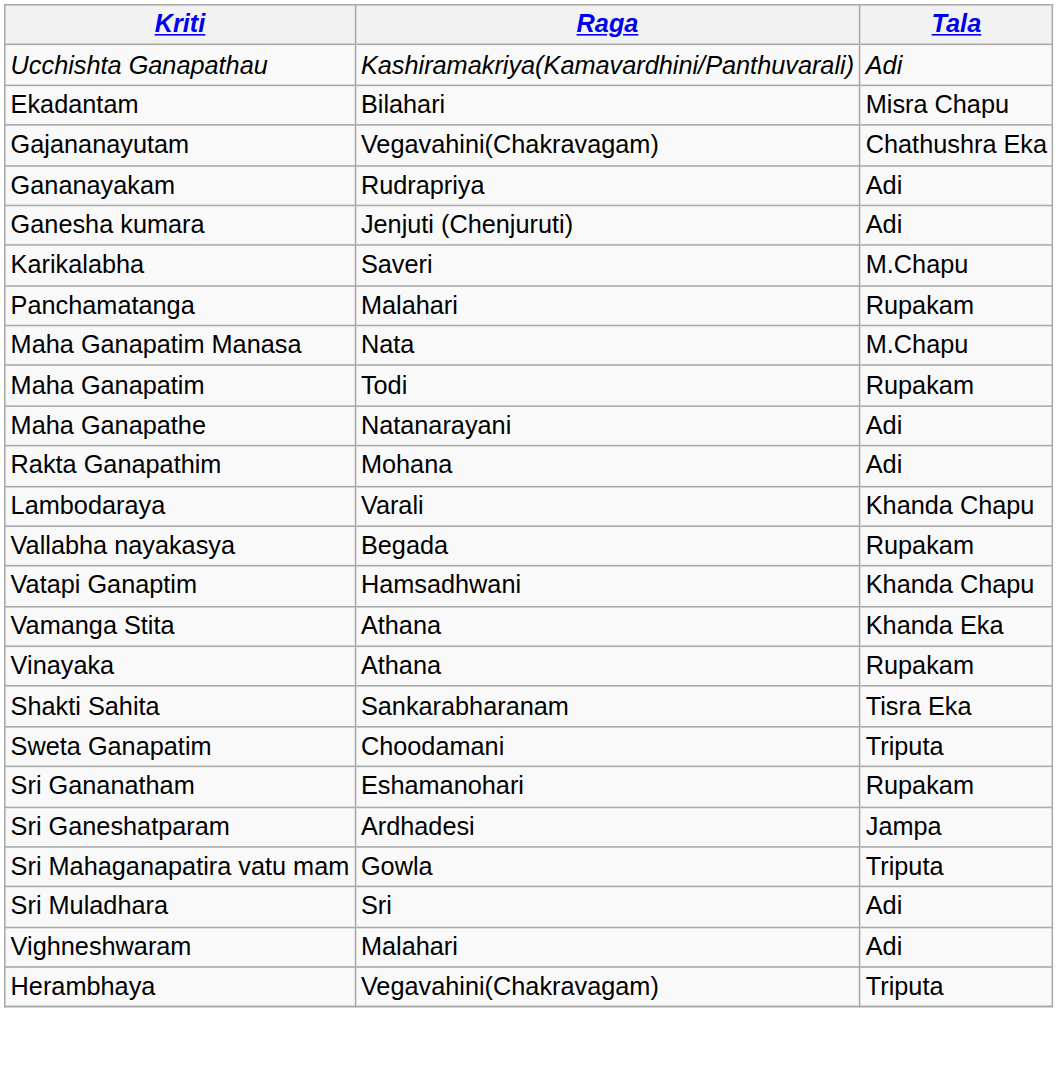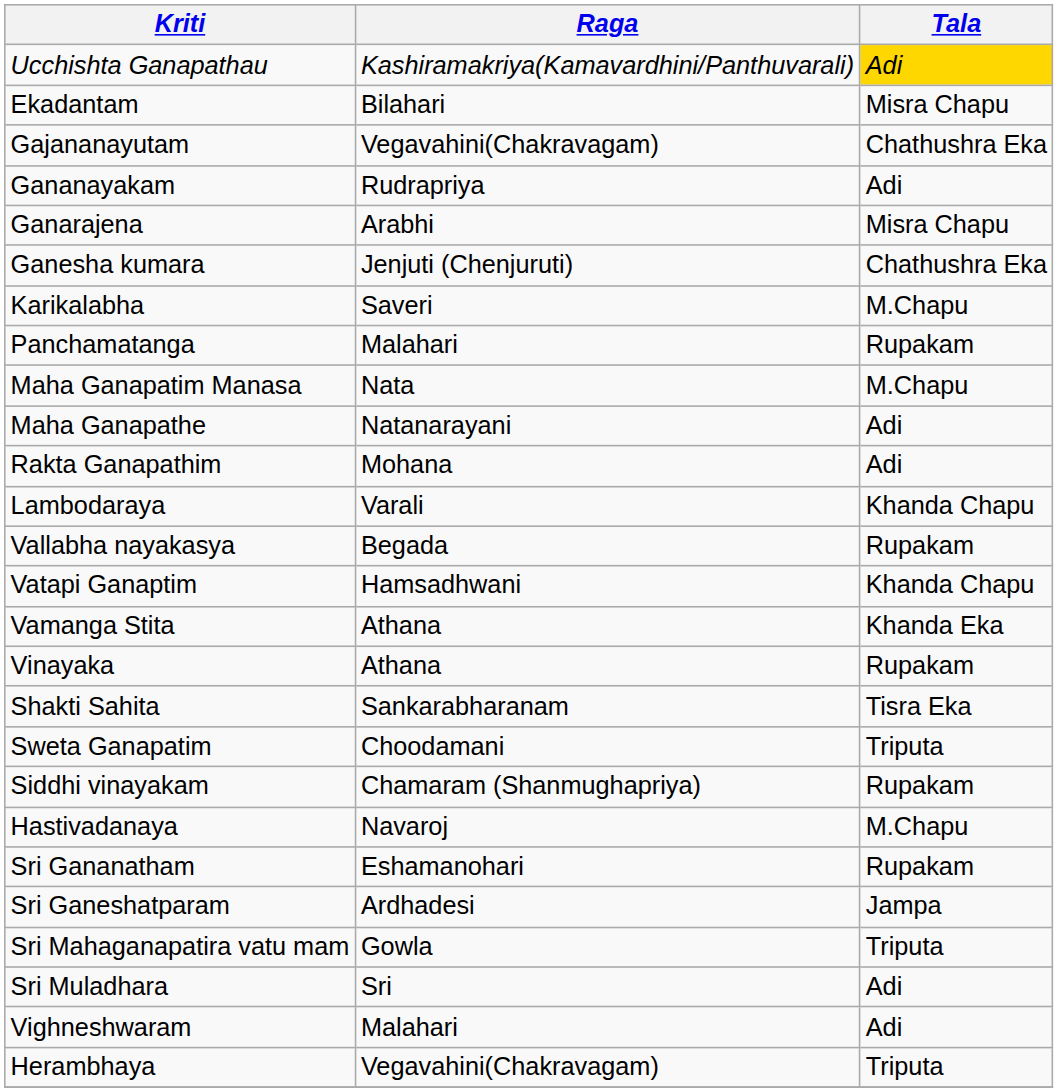(884, 64) no background -> (884, 64) gold background
+ row: (77, 225)
(884, 225) Adi -> (956, 265) Chathushra Eka
- row: (108, 385)
+ row: (110, 786)
+ row: (94, 826)
